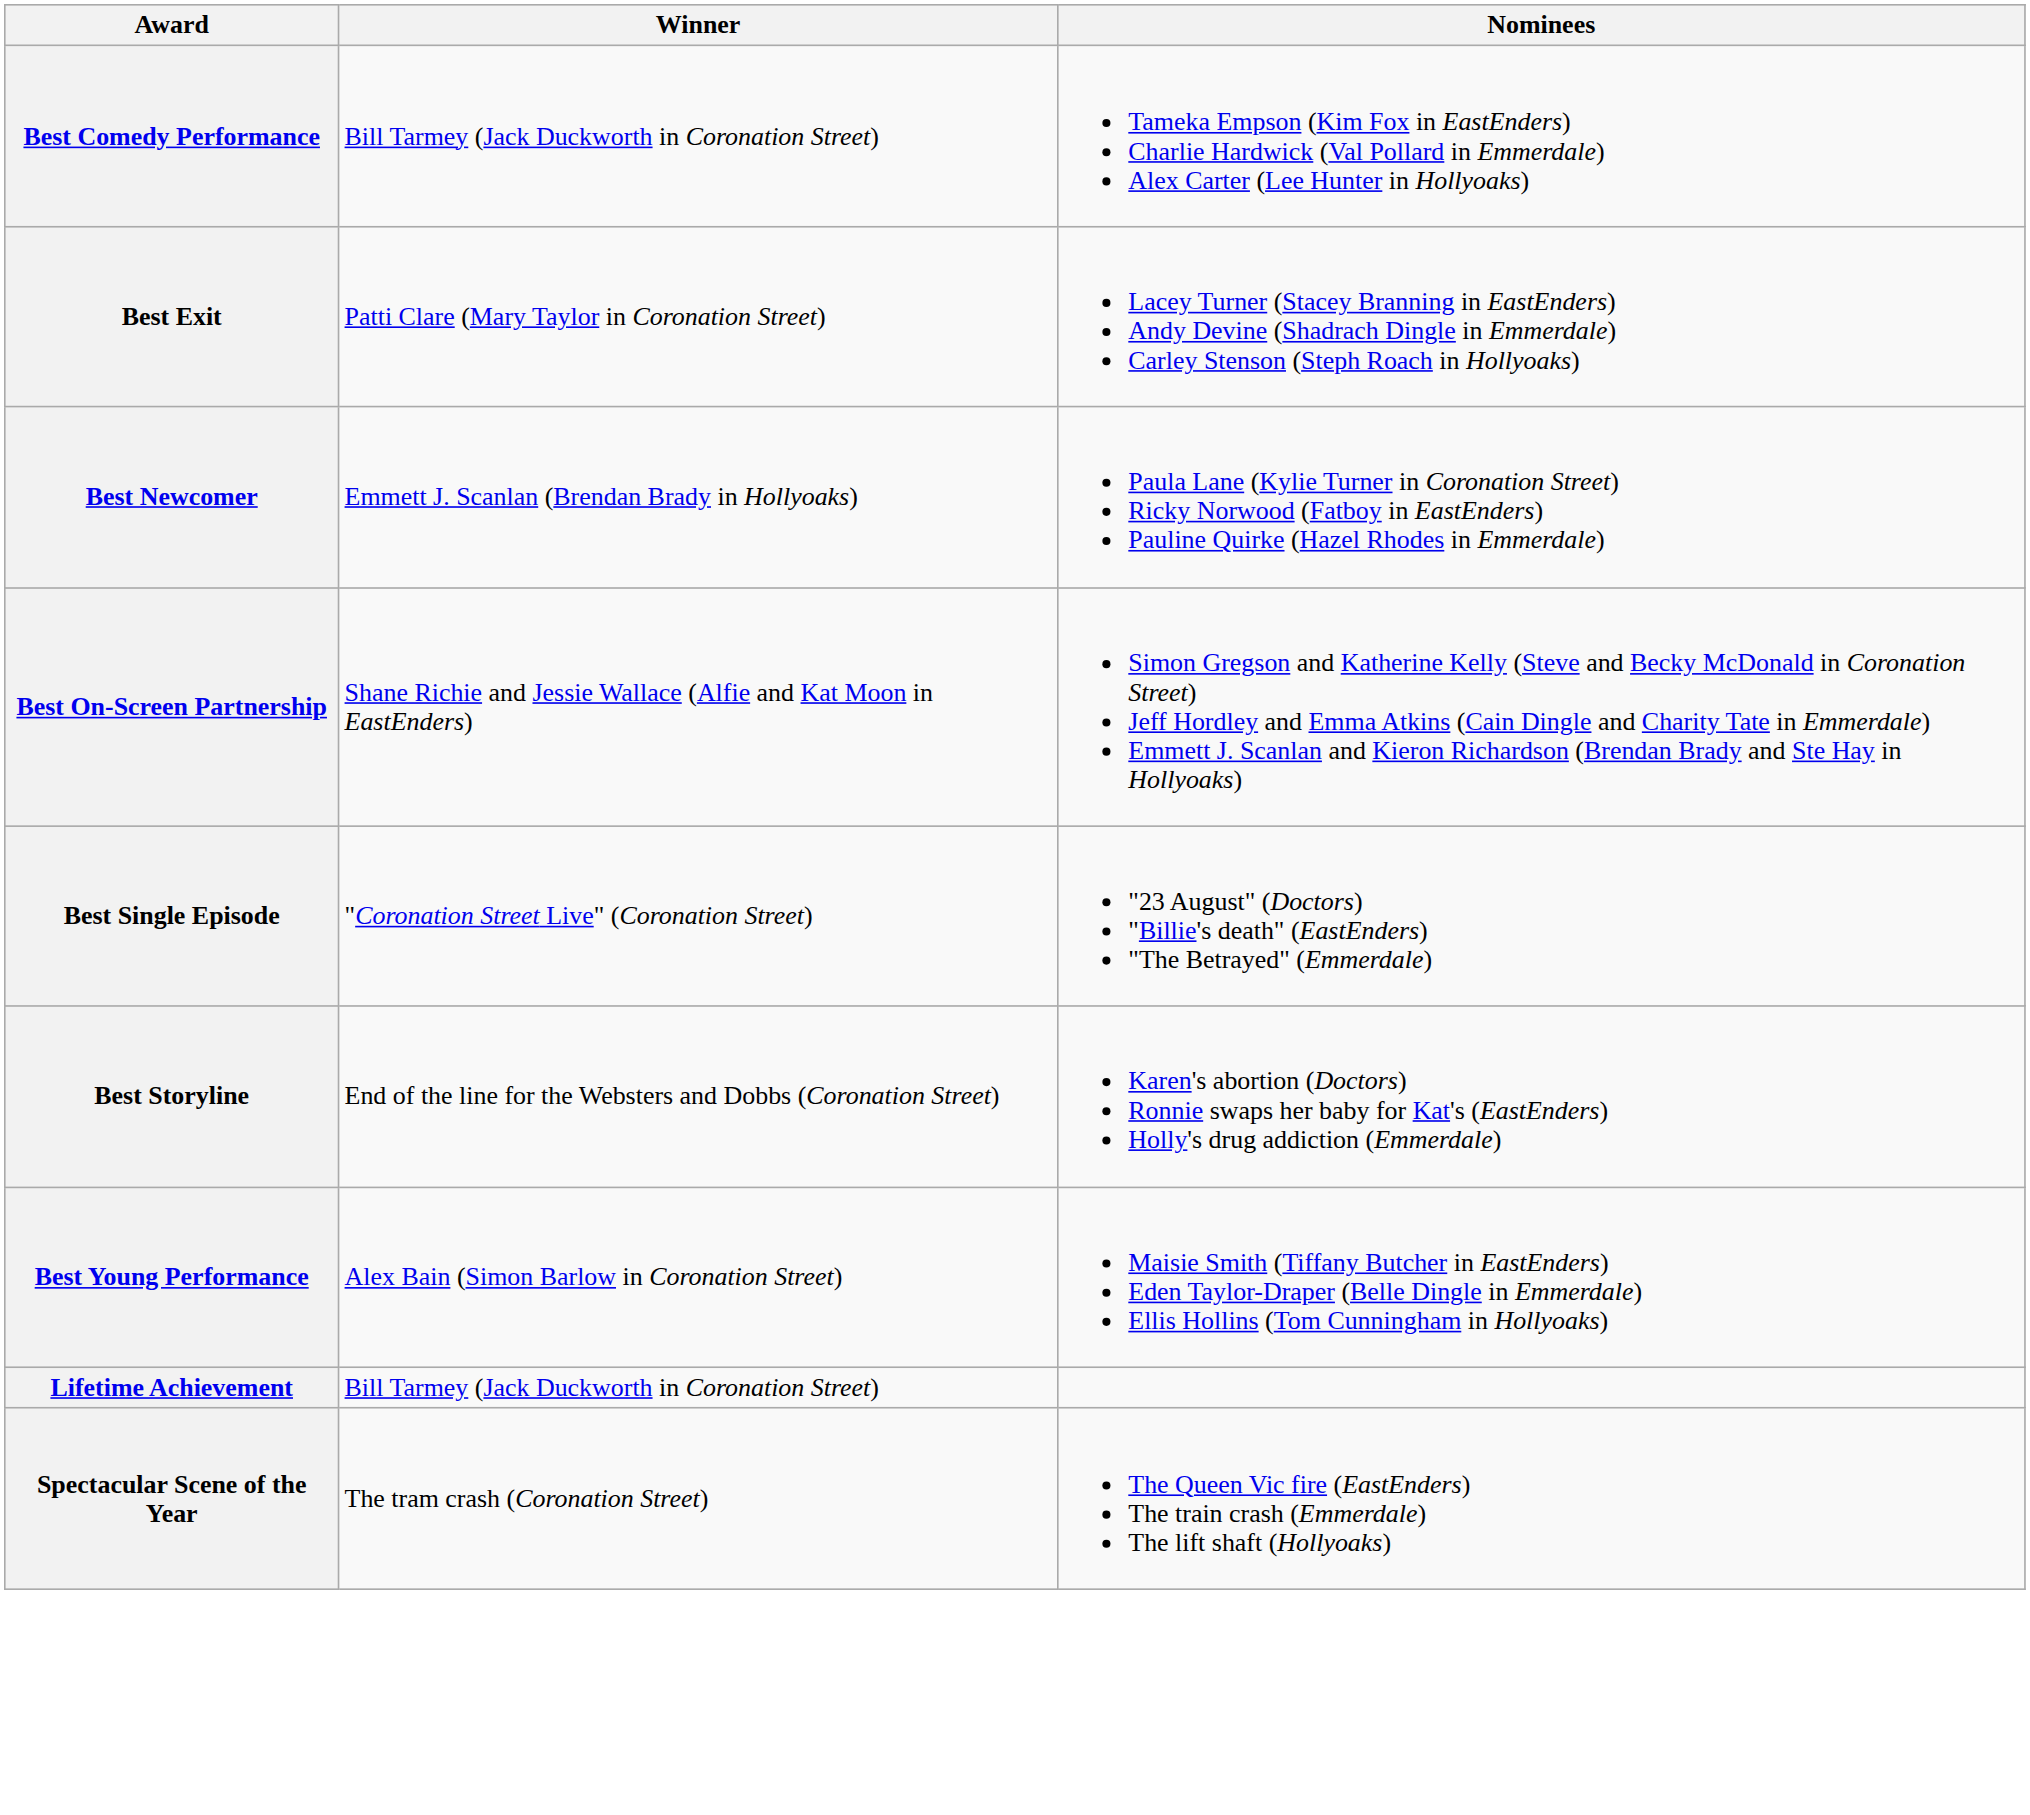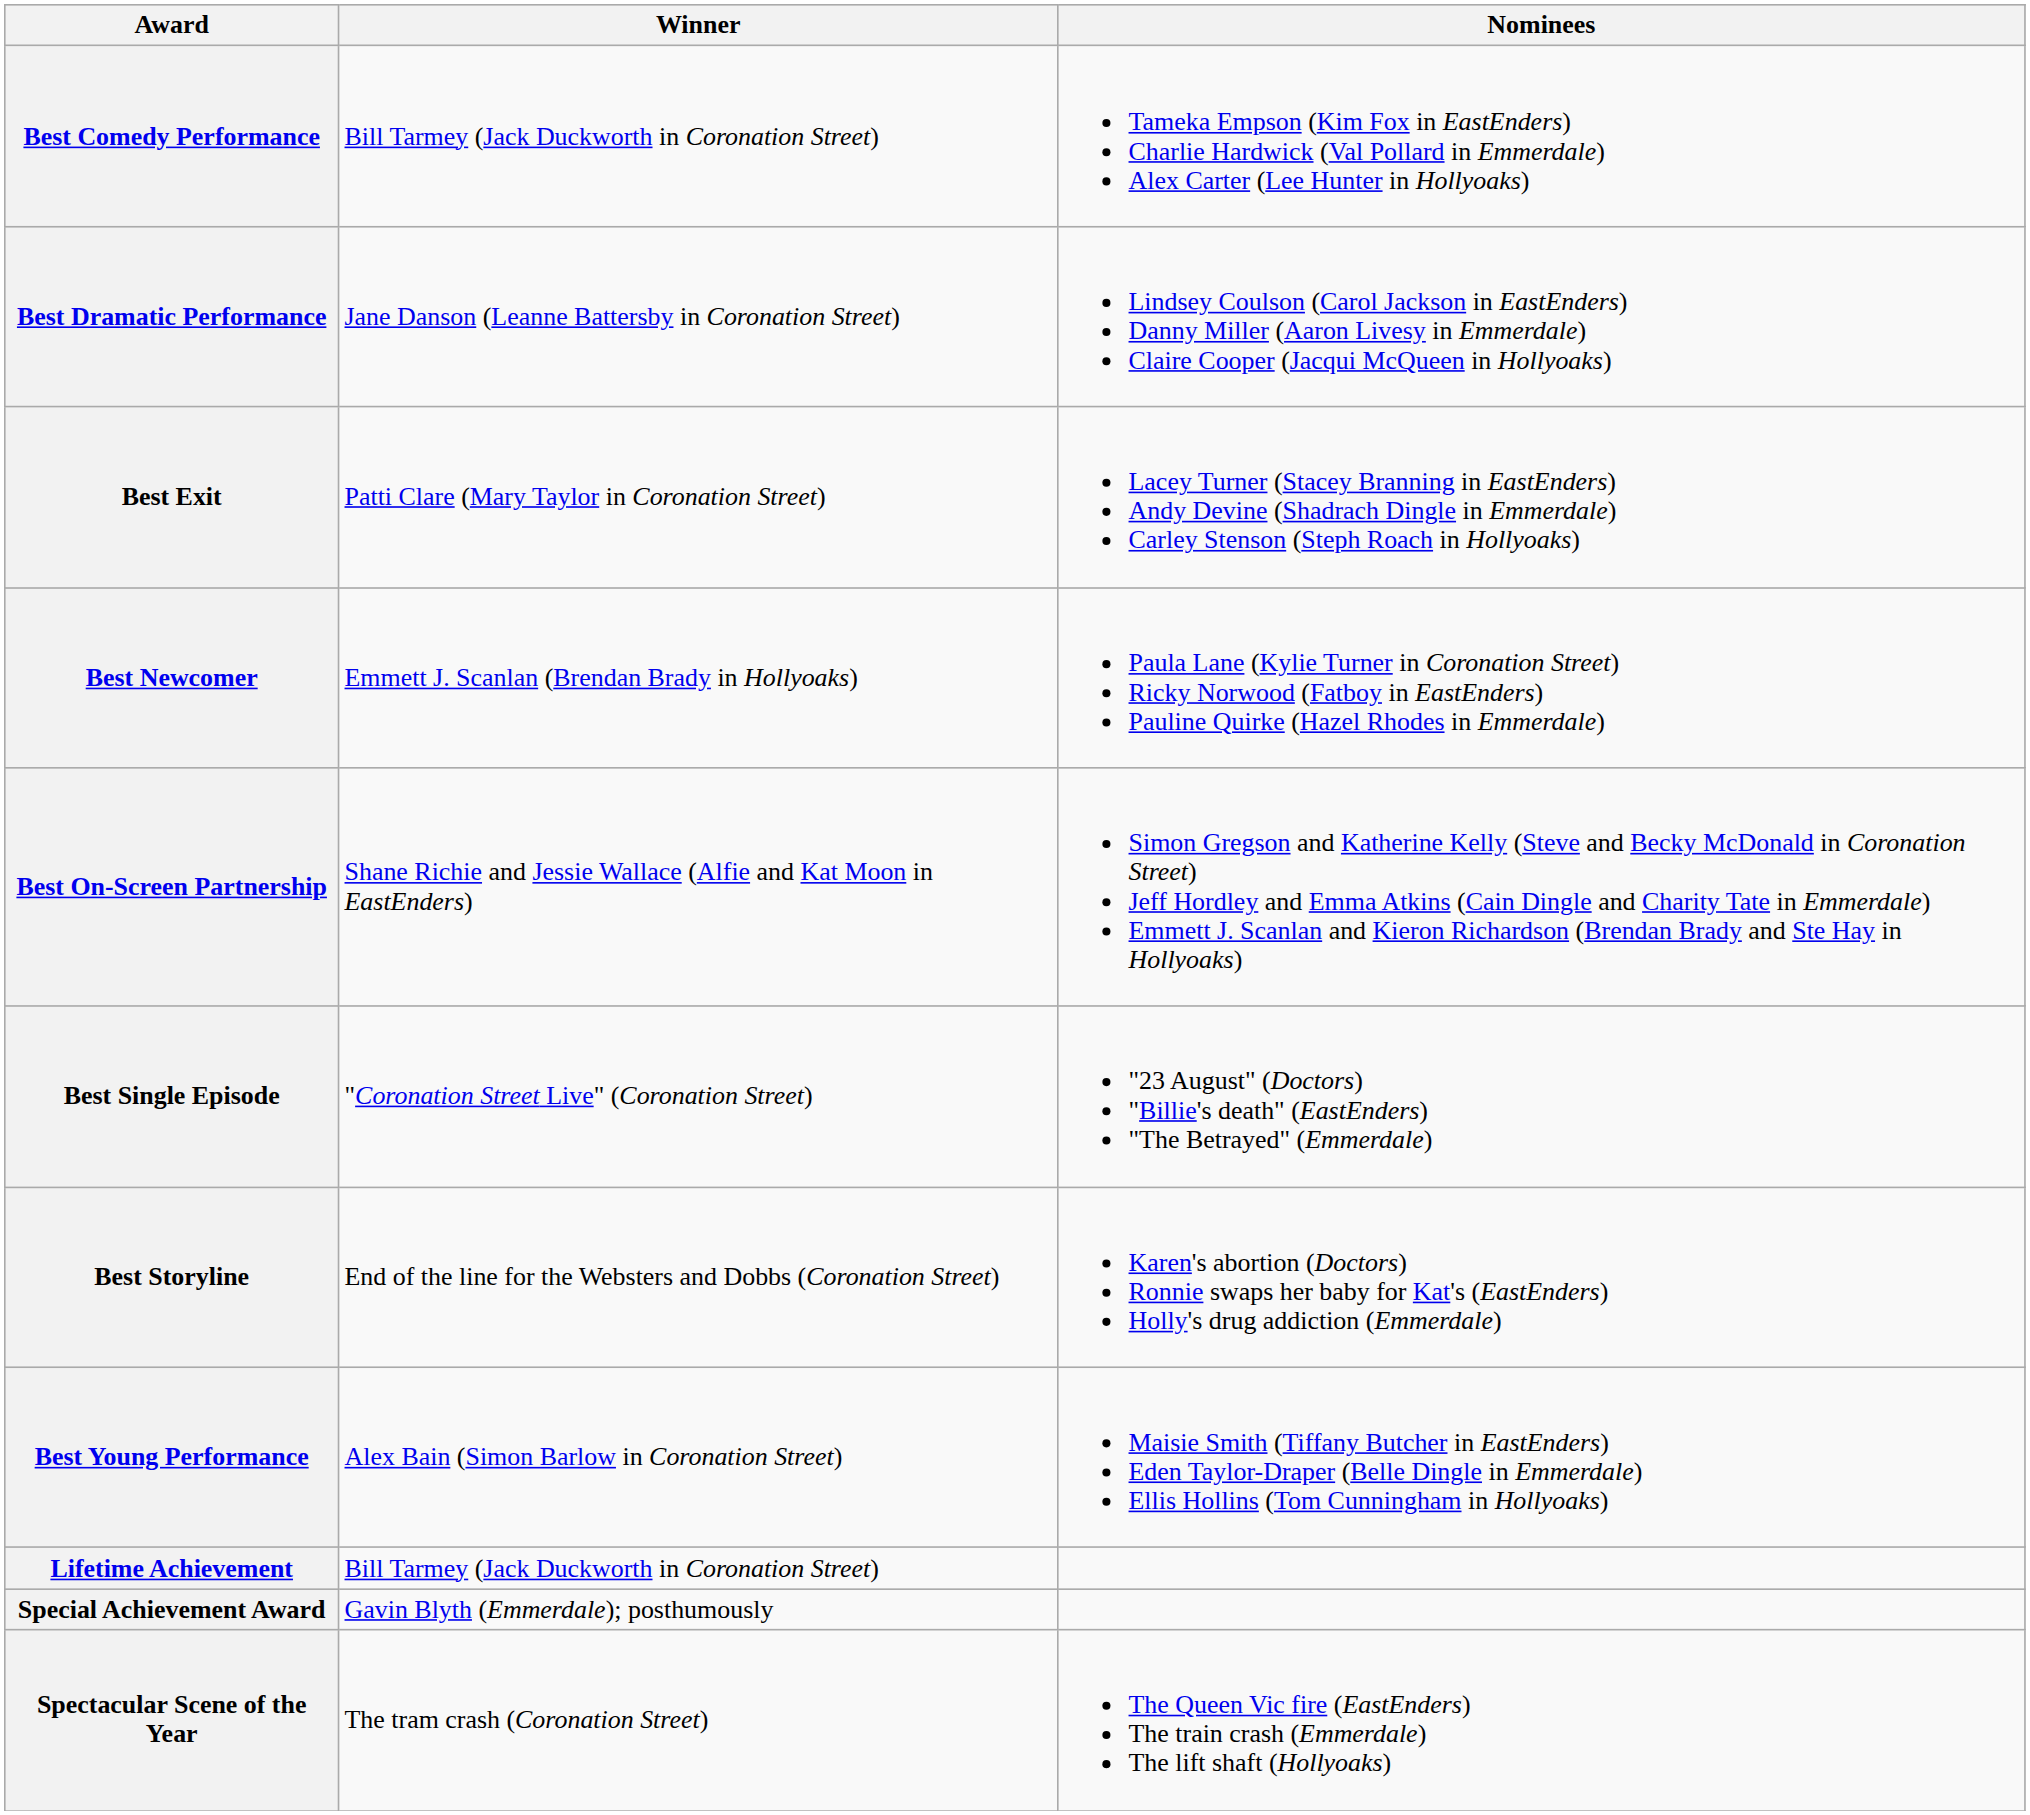+ row: (172, 316)
+ row: (172, 1609)
